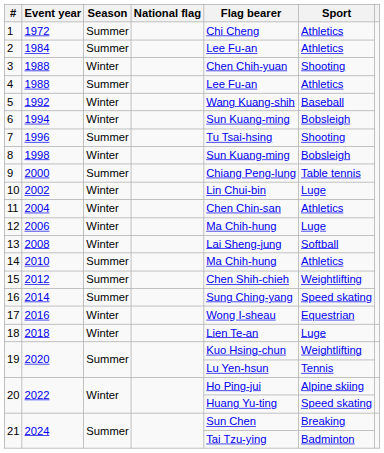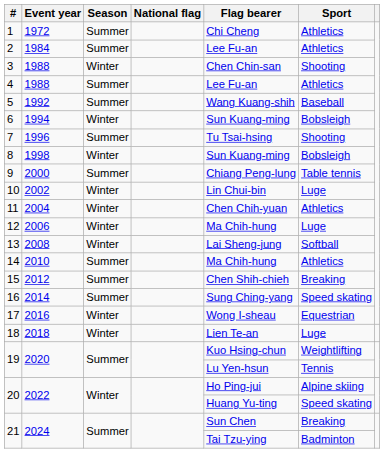(247, 66) Chen Chih-yuan -> (244, 66) Chen Chin-san
(103, 102) Winter -> (108, 102) Summer
(244, 208) Chen Chin-san -> (247, 208) Chen Chih-yuan
(331, 279) Weightlifting -> (323, 279) Breaking
